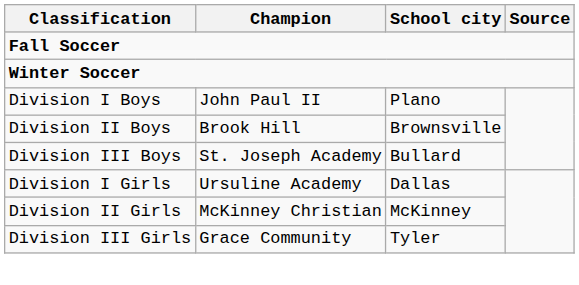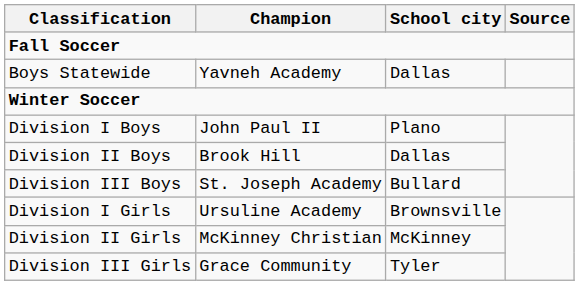+ row: (80, 74)
(446, 129) Brownsville -> (420, 156) Dallas
(420, 184) Dallas -> (446, 211) Brownsville
